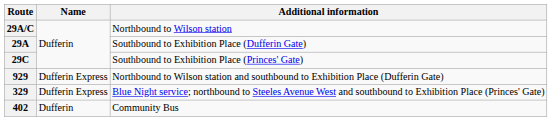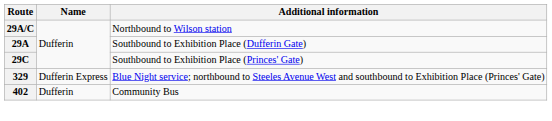- row: (20, 76)
